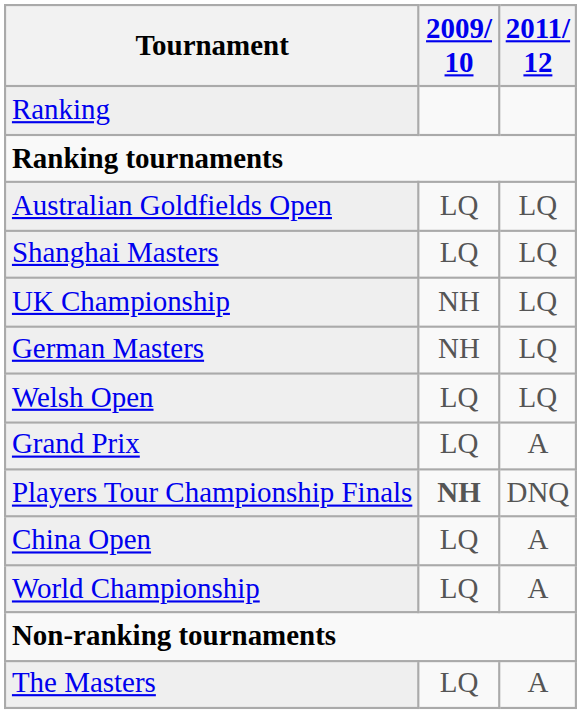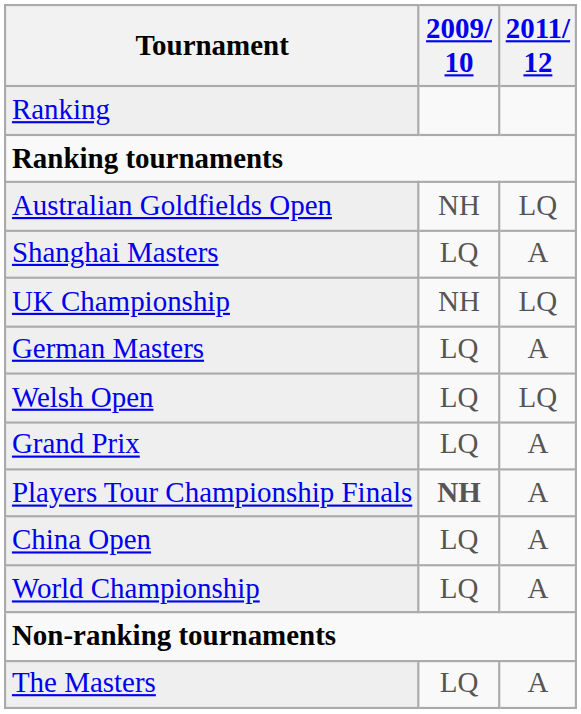(459, 205) LQ -> (459, 205) NH
(538, 253) LQ -> (538, 253) A
(459, 348) NH -> (459, 348) LQ
(538, 348) LQ -> (538, 348) A
(538, 492) DNQ -> (538, 492) A
